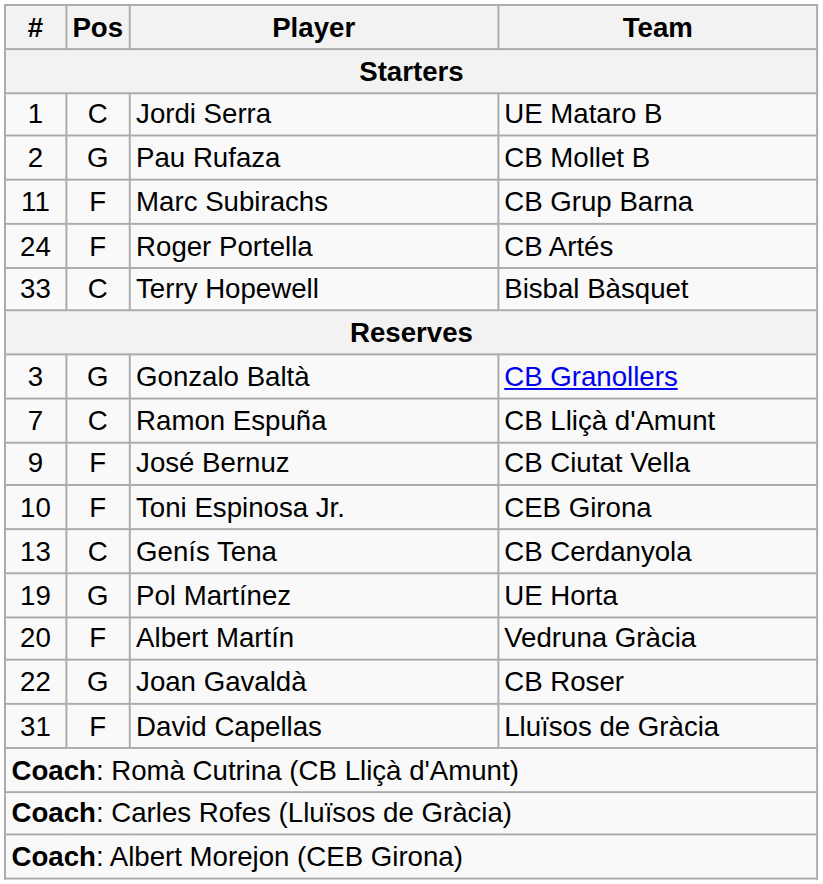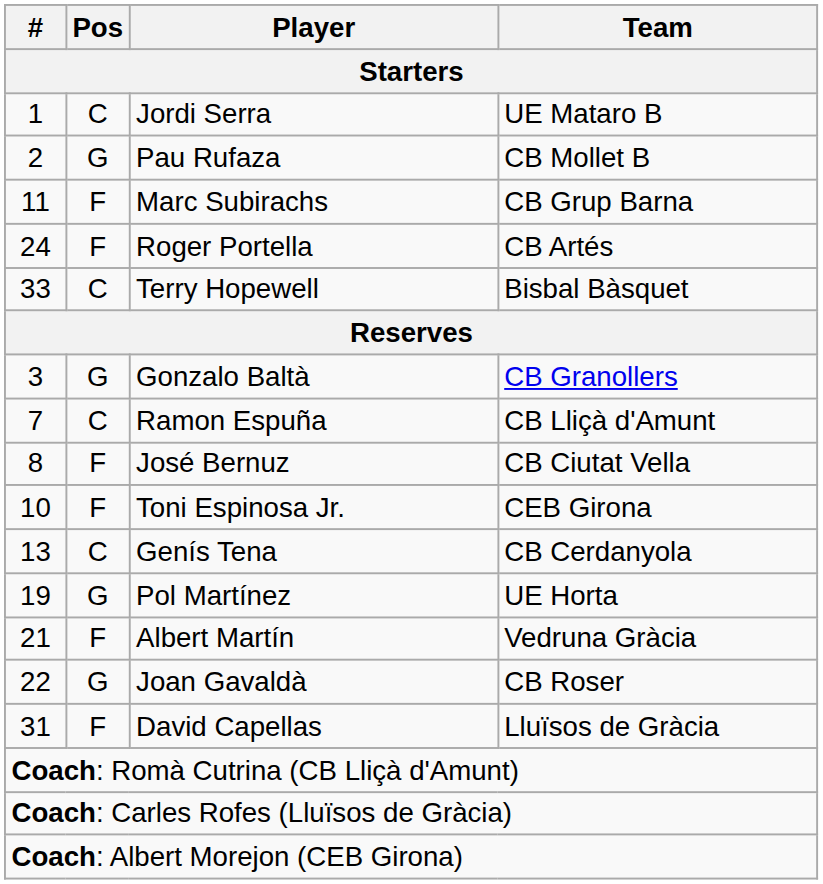(35, 464) 9 -> (35, 464) 8
(35, 639) 20 -> (35, 639) 21
